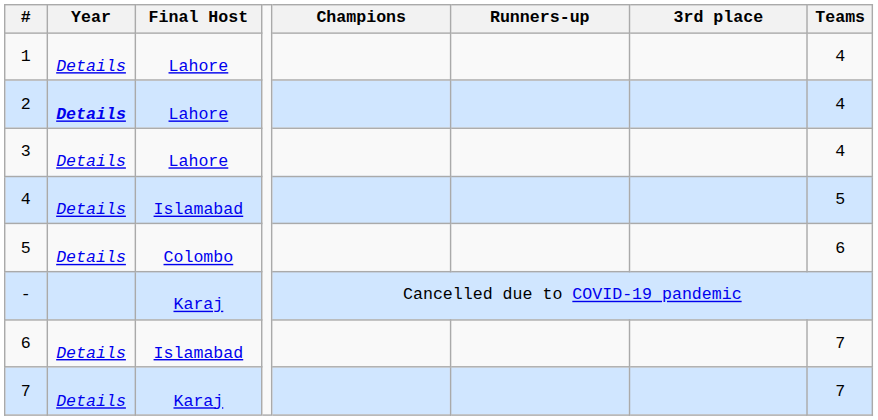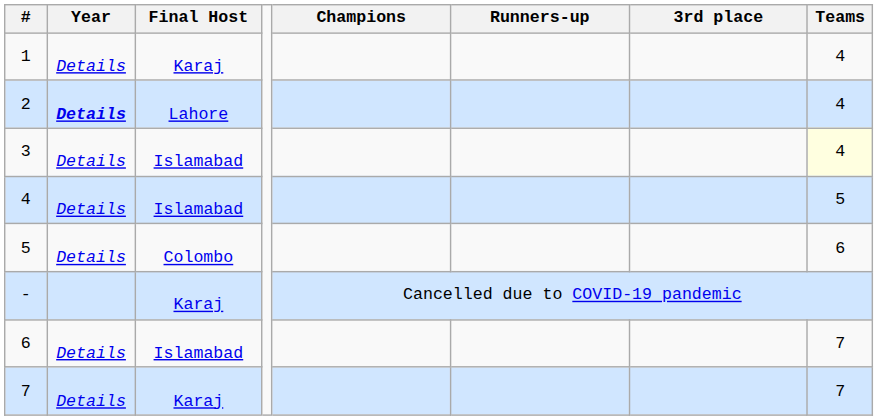(198, 66) Lahore -> (198, 66) Karaj
(198, 162) Lahore -> (198, 162) Islamabad
(840, 152) no background -> (840, 152) lightyellow background
